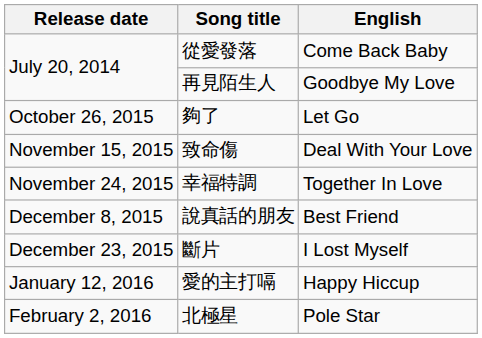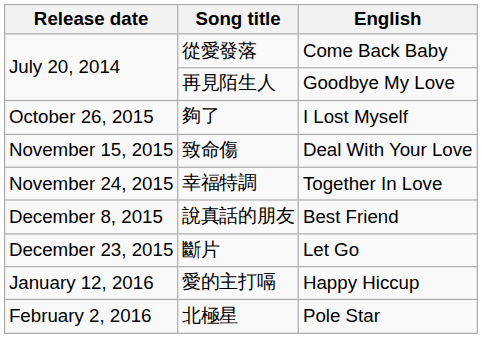(331, 117) Let Go -> (355, 117) I Lost Myself
(355, 249) I Lost Myself -> (331, 249) Let Go
